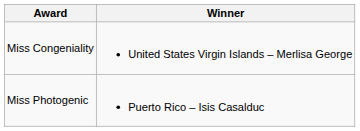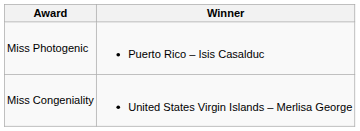rows swapped: (48, 100) <-> (50, 48)
